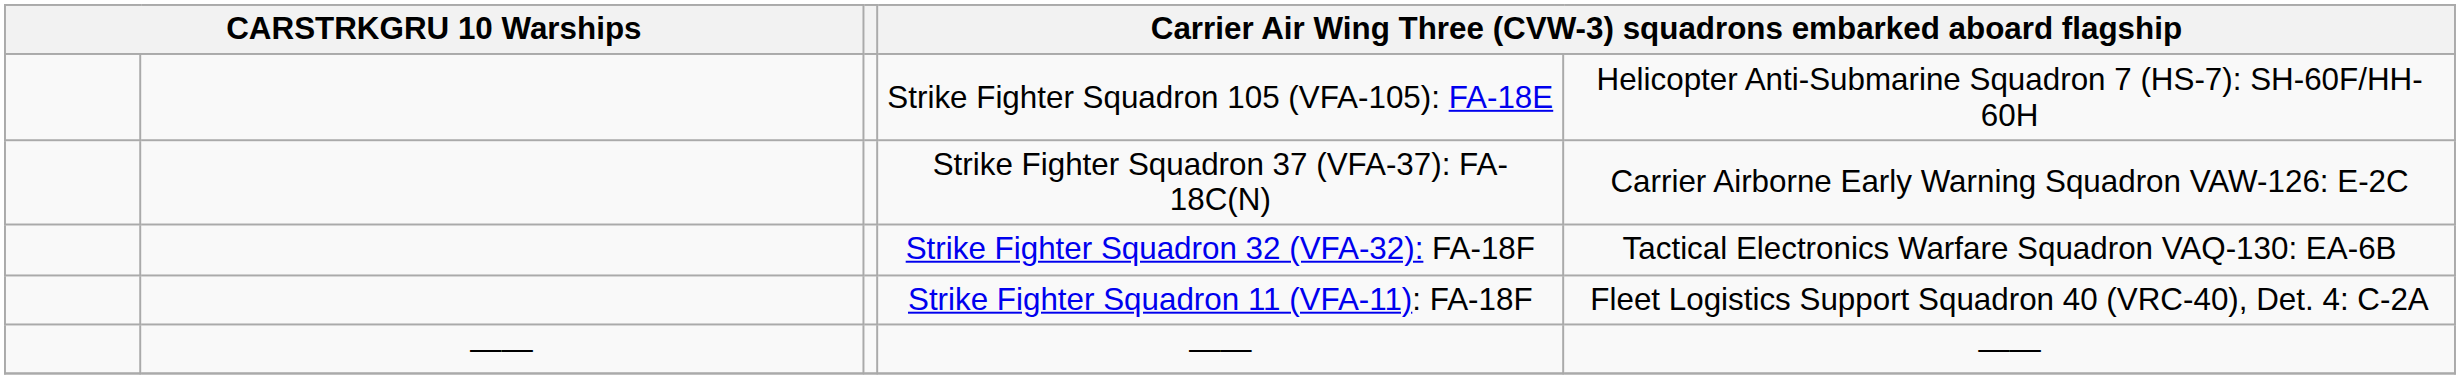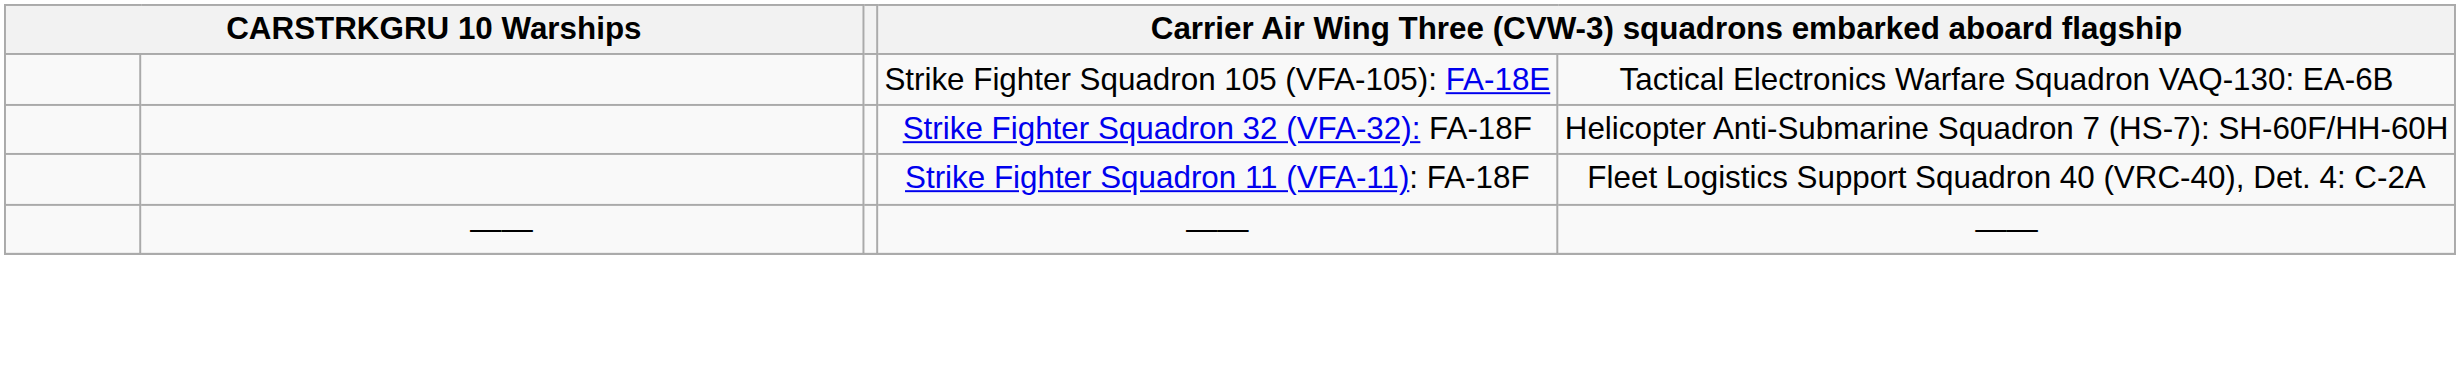(2010, 96) Helicopter Anti-Submarine Squadron 7 (HS-7): SH-60F/HH-60H -> (2007, 79) Tactical Electronics Warfare Squadron VAQ-130: EA-6B
- row: (1220, 181)
(2010, 249) Tactical Electronics Warfare Squadron VAQ-130: EA-6B -> (2007, 128) Helicopter Anti-Submarine Squadron 7 (HS-7): SH-60F/HH-60H
